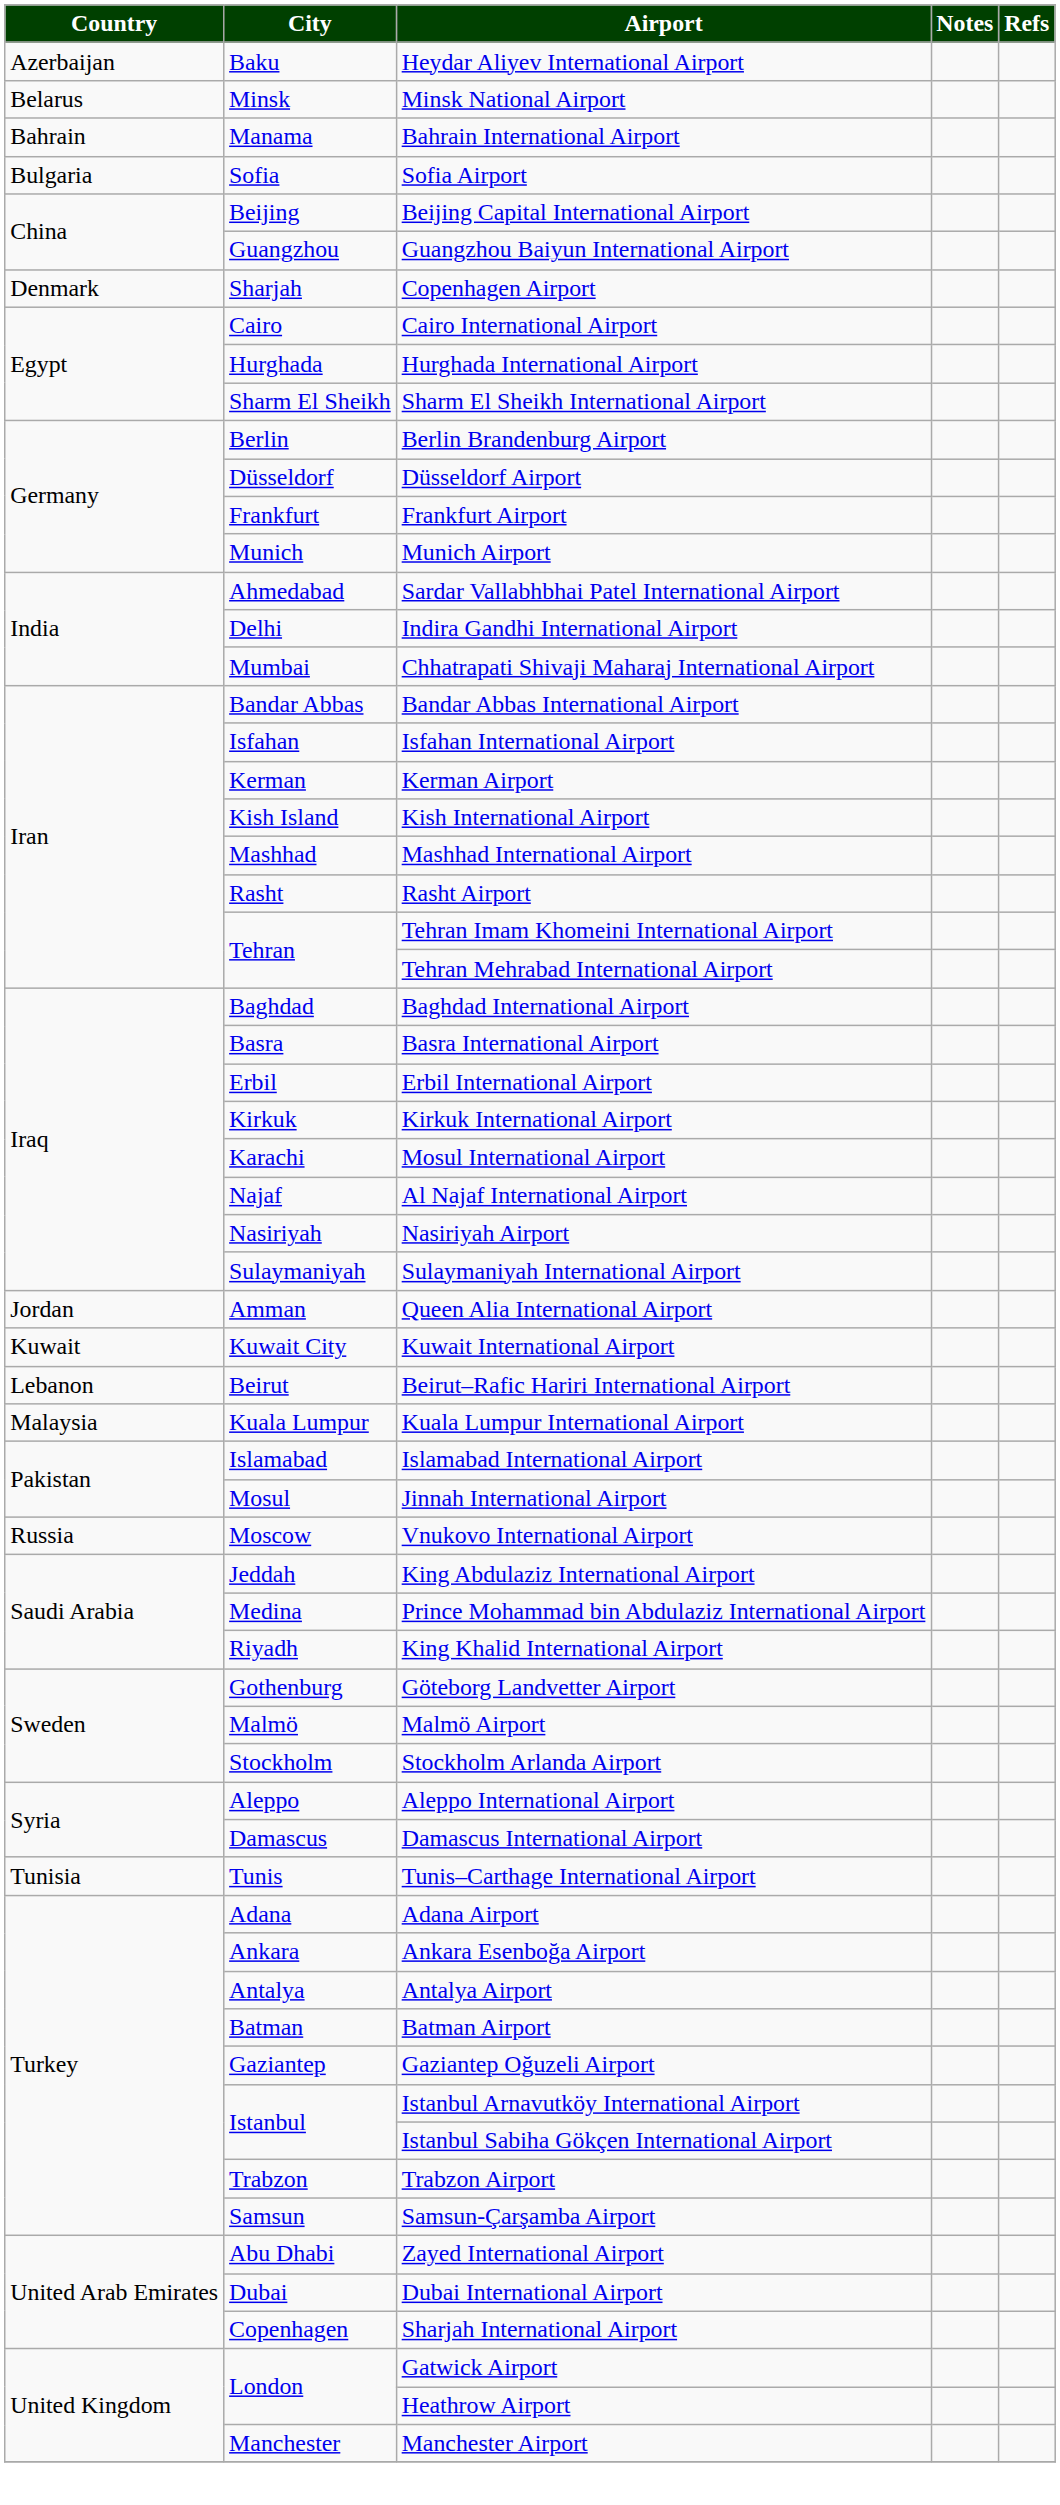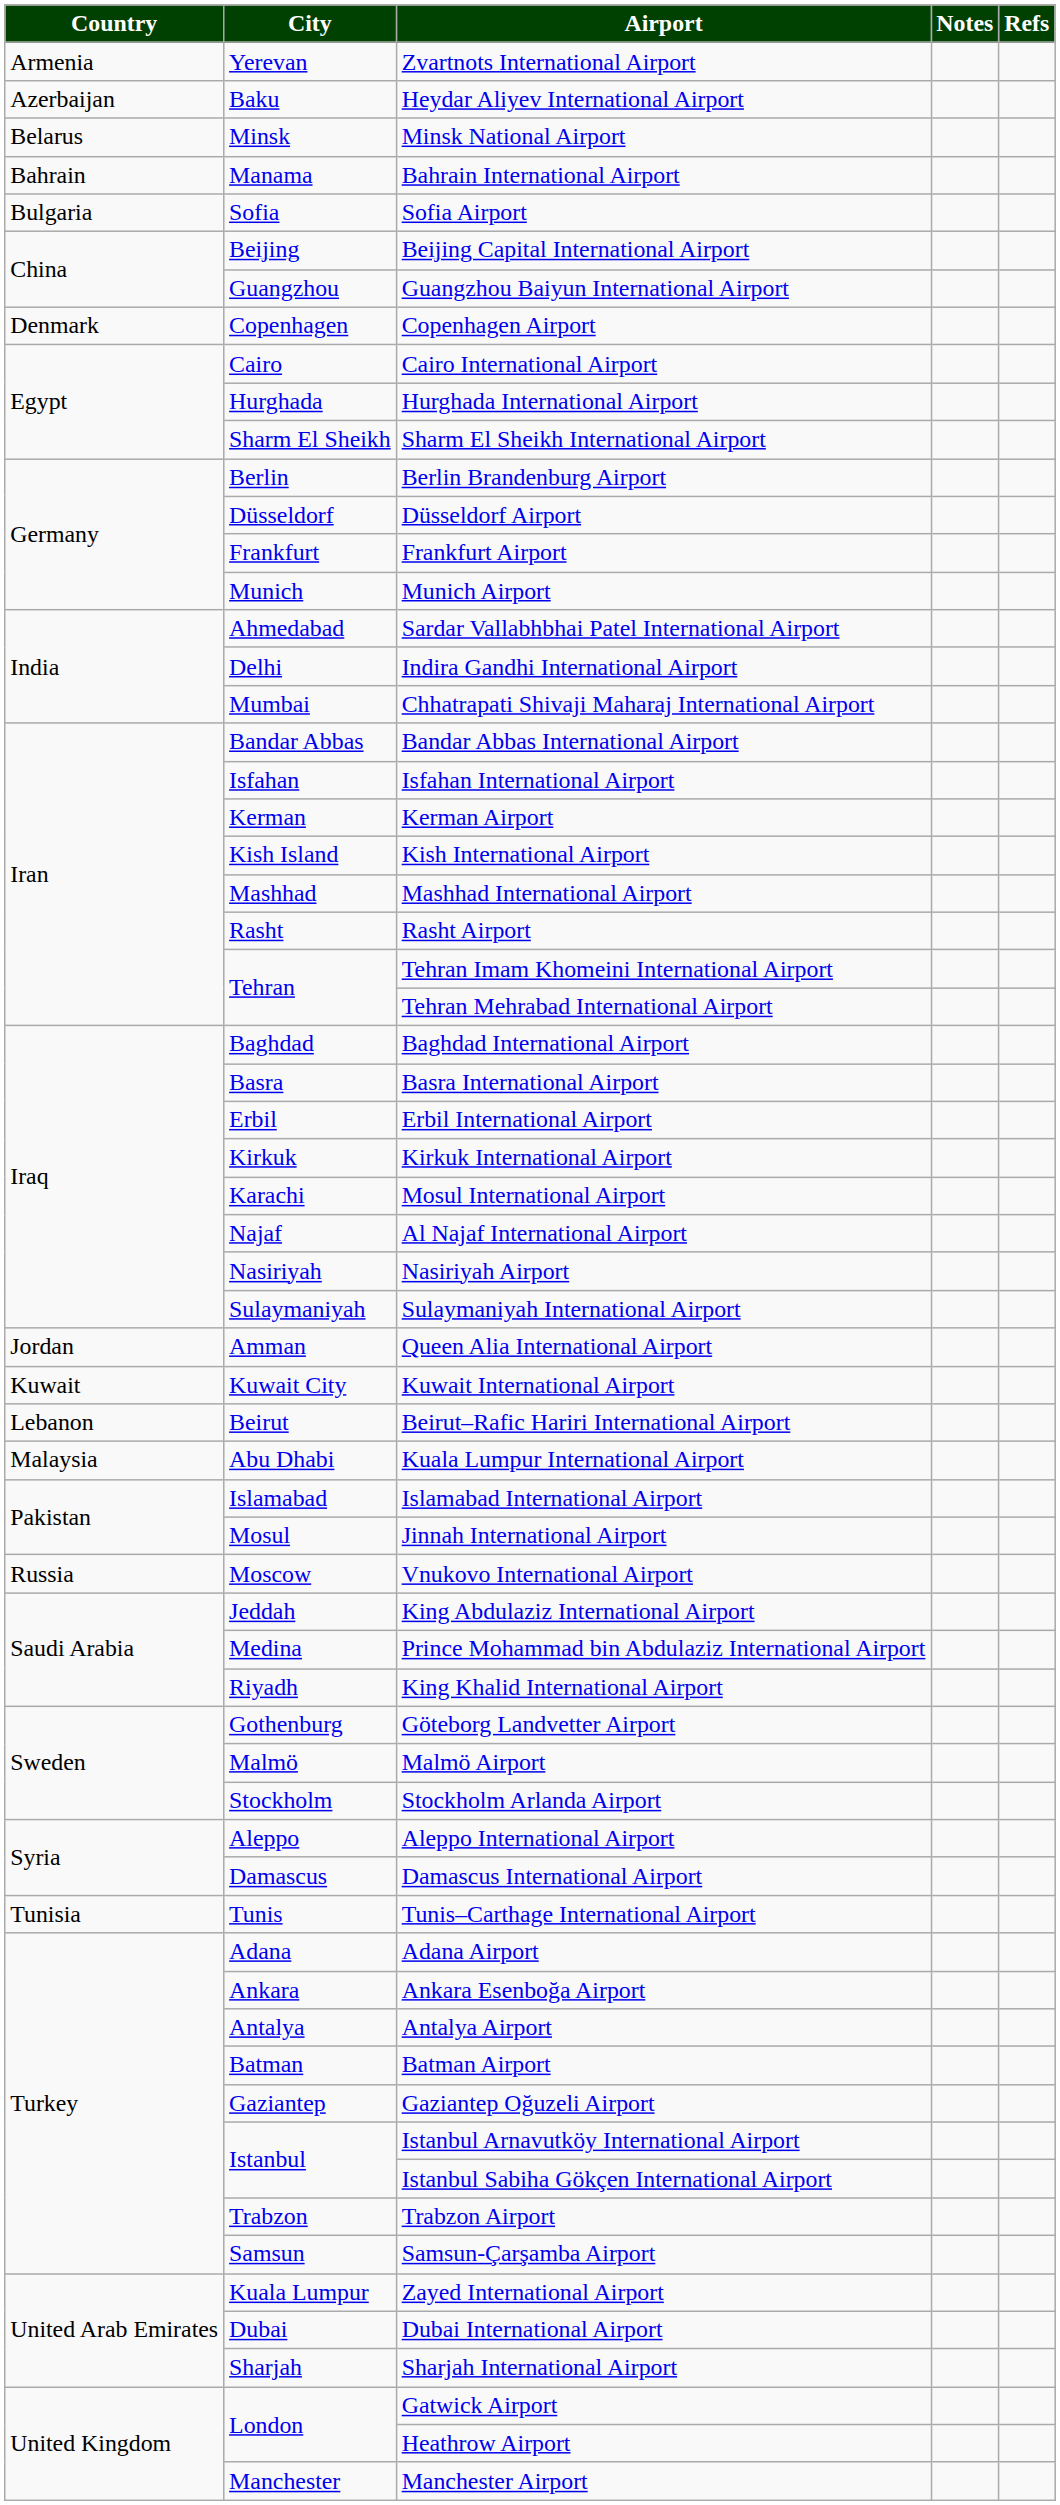+ row: (549, 61)
(266, 288) Sharjah -> (289, 325) Copenhagen
(299, 1422) Kuala Lumpur -> (282, 1460) Abu Dhabi
(282, 2254) Abu Dhabi -> (299, 2291) Kuala Lumpur
(289, 2329) Copenhagen -> (266, 2367) Sharjah
